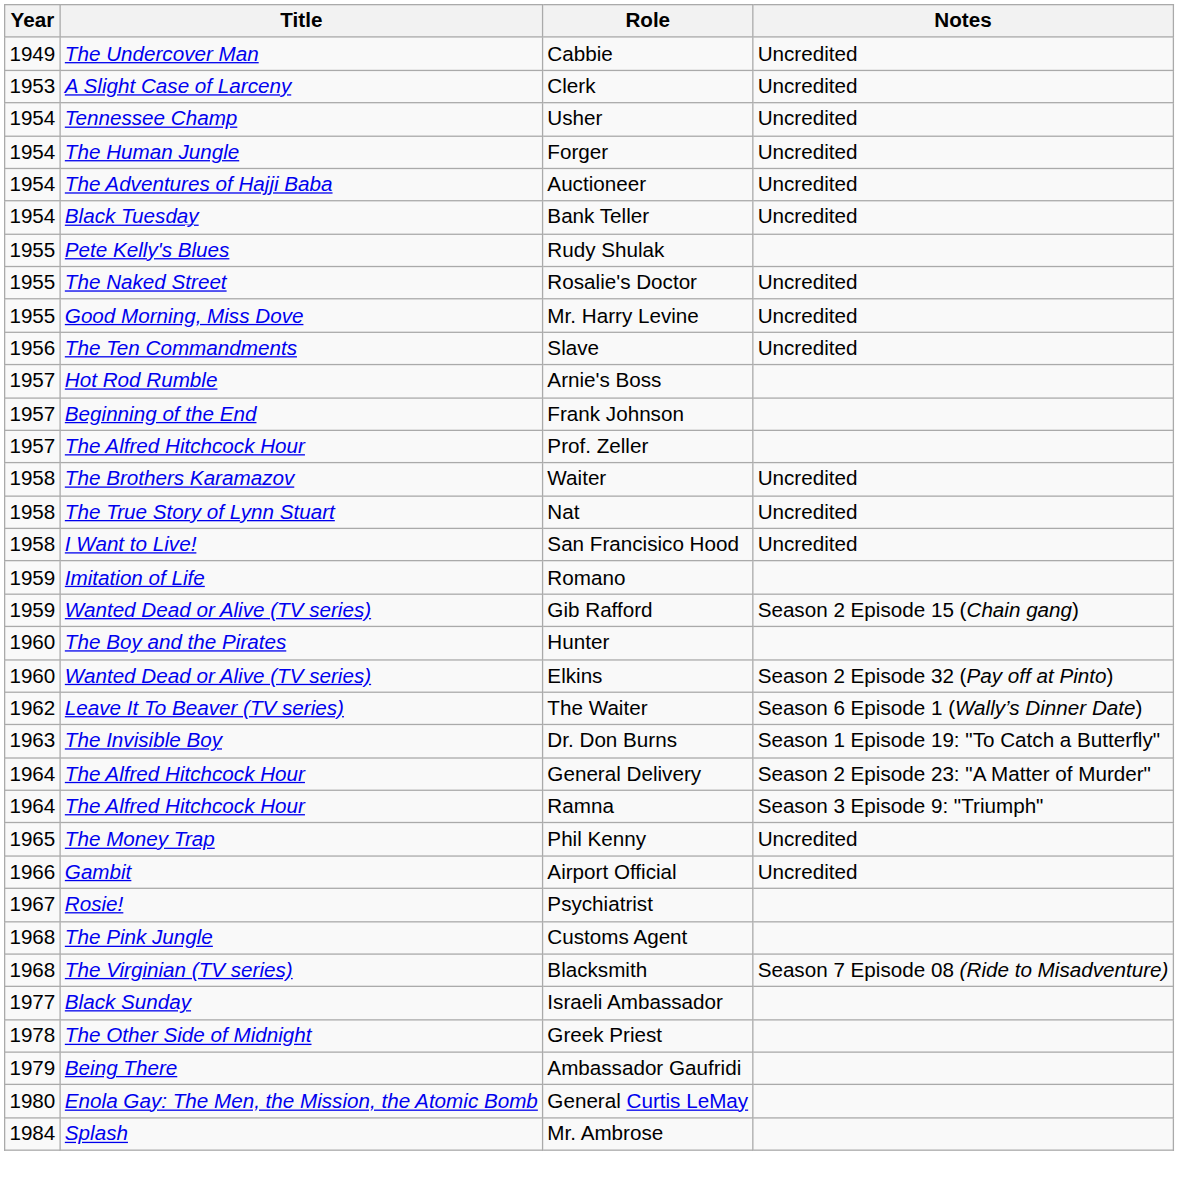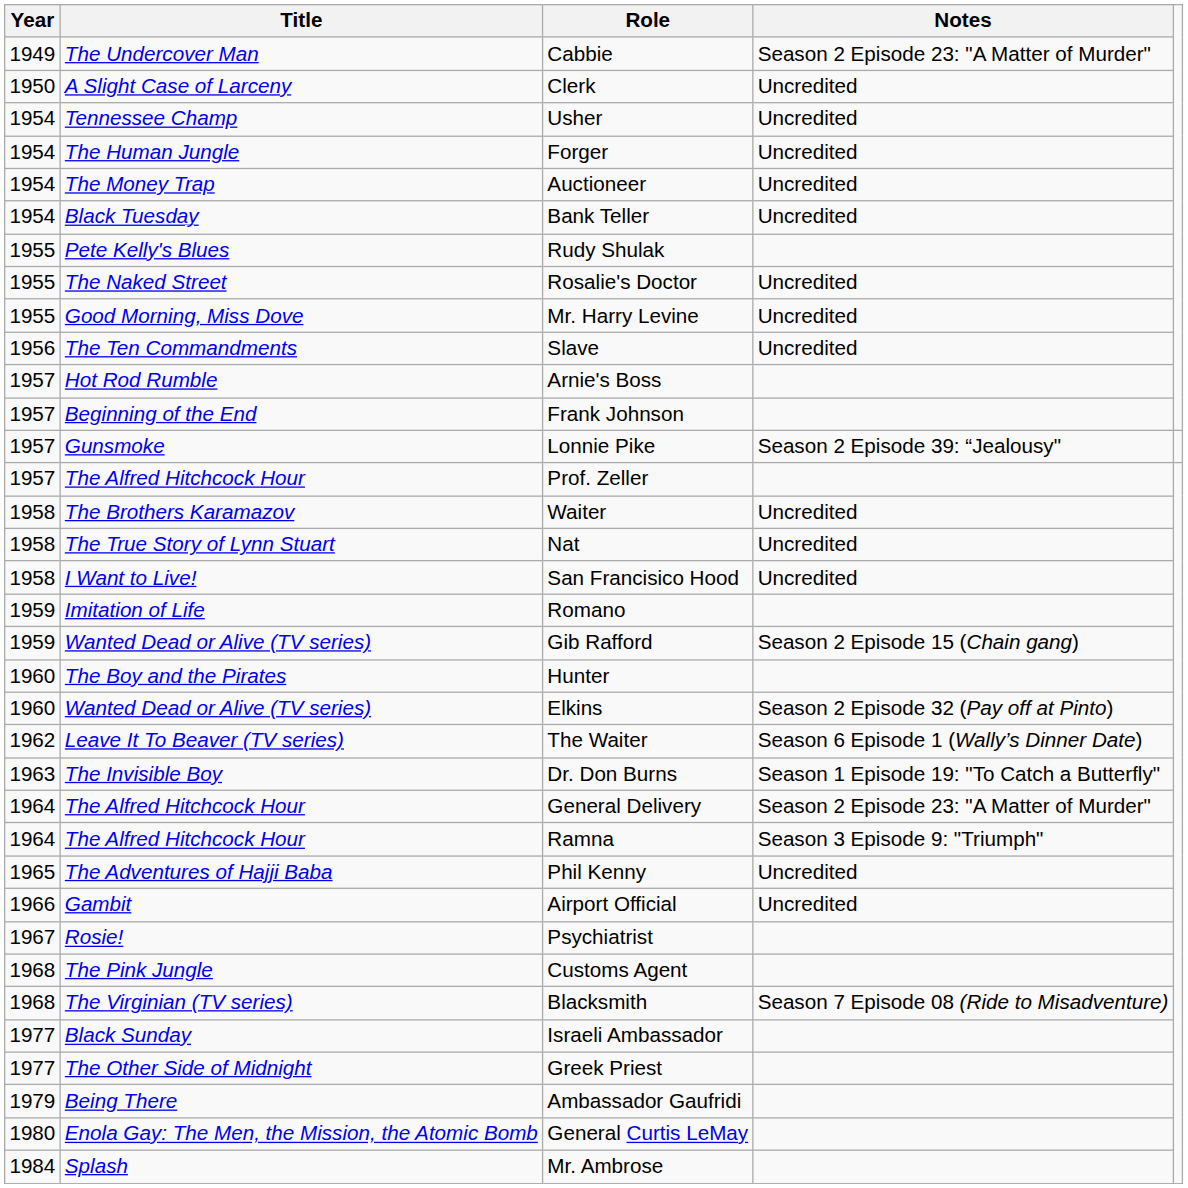(808, 53) Uncredited -> (954, 53) Season 2 Episode 23: "A Matter of Murder"
(32, 86) 1953 -> (32, 86) 1950
(199, 184) The Adventures of Hajji Baba -> (140, 184) The Money Trap
+ row: (601, 446)
(140, 839) The Money Trap -> (199, 871) The Adventures of Hajji Baba
(32, 1035) 1978 -> (32, 1068) 1977
